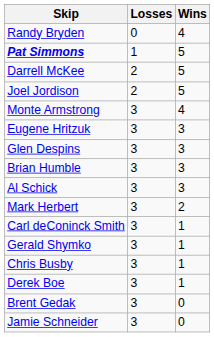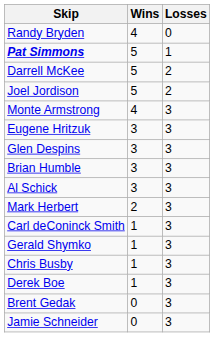columns swapped: (192, 14) <-> (151, 14)
